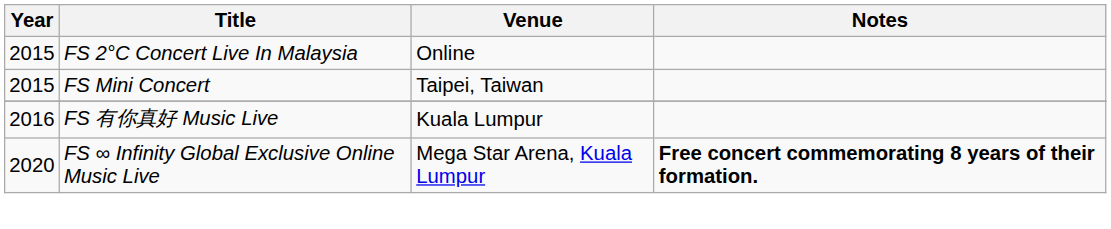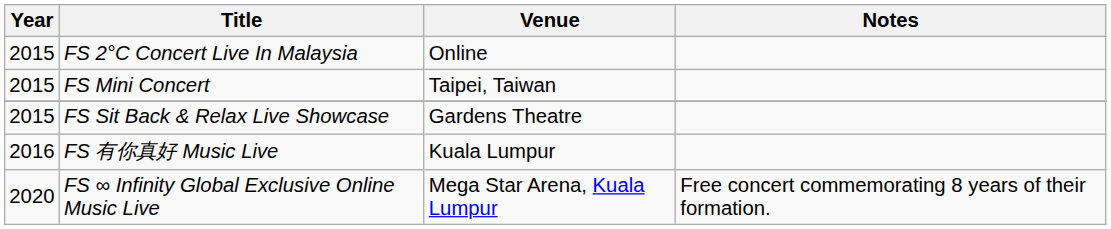+ row: (227, 117)
(877, 164) bold -> (883, 196) normal
